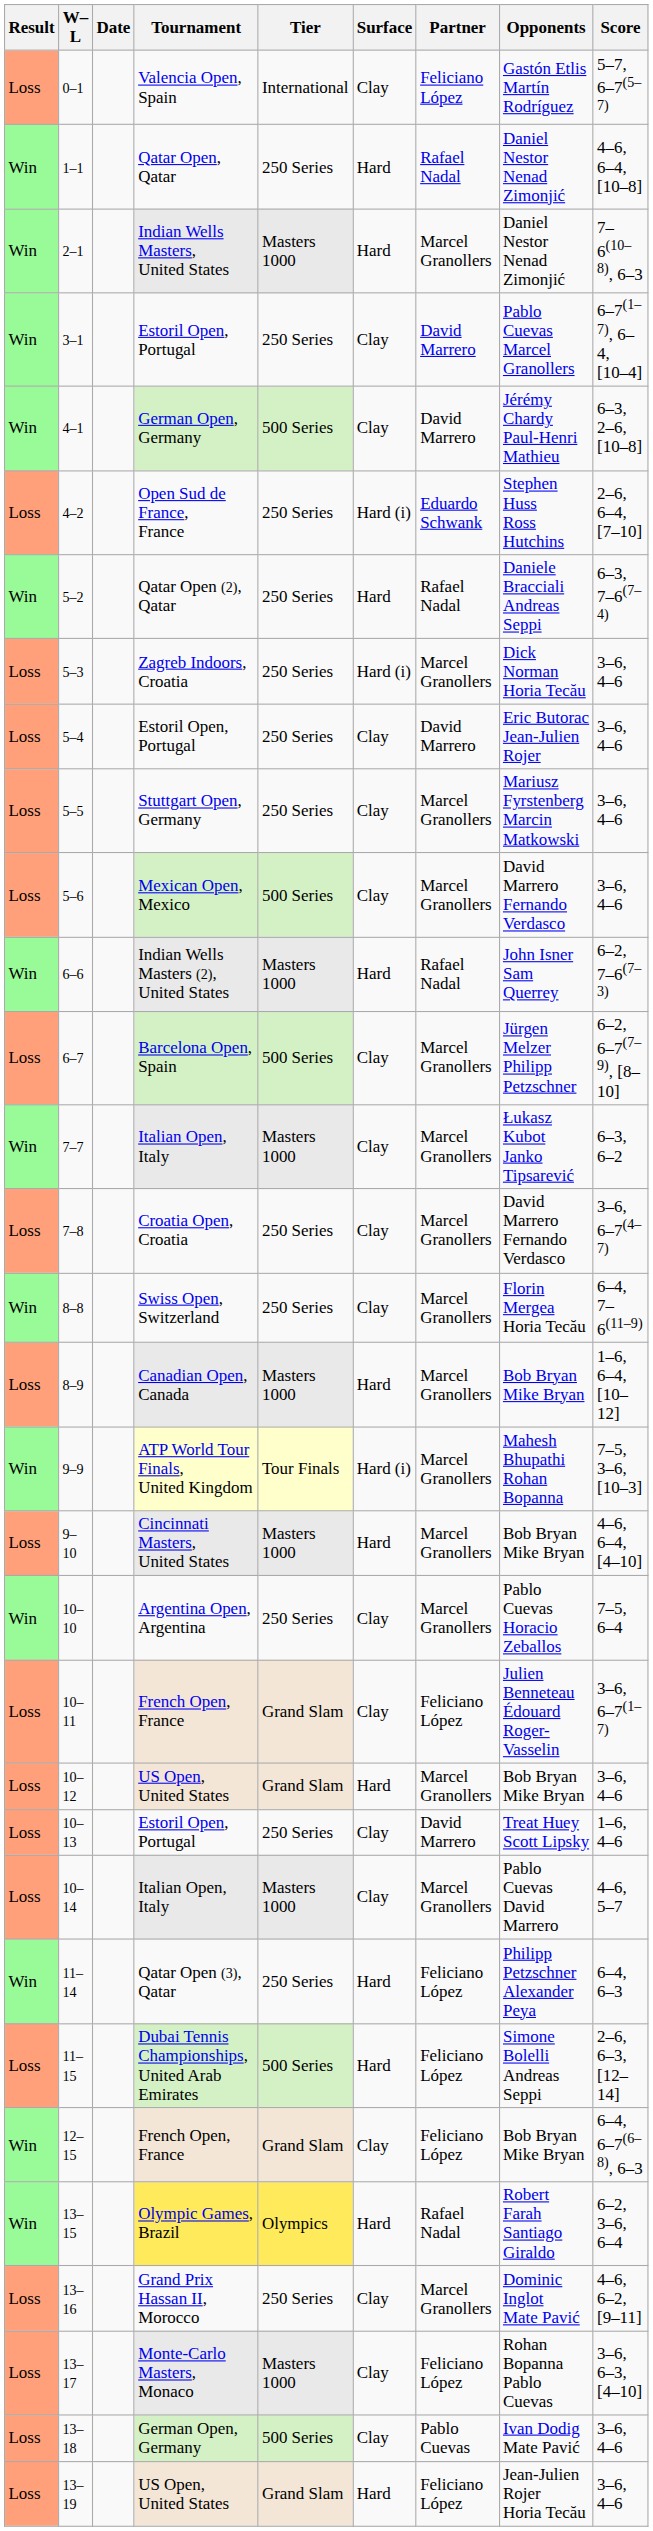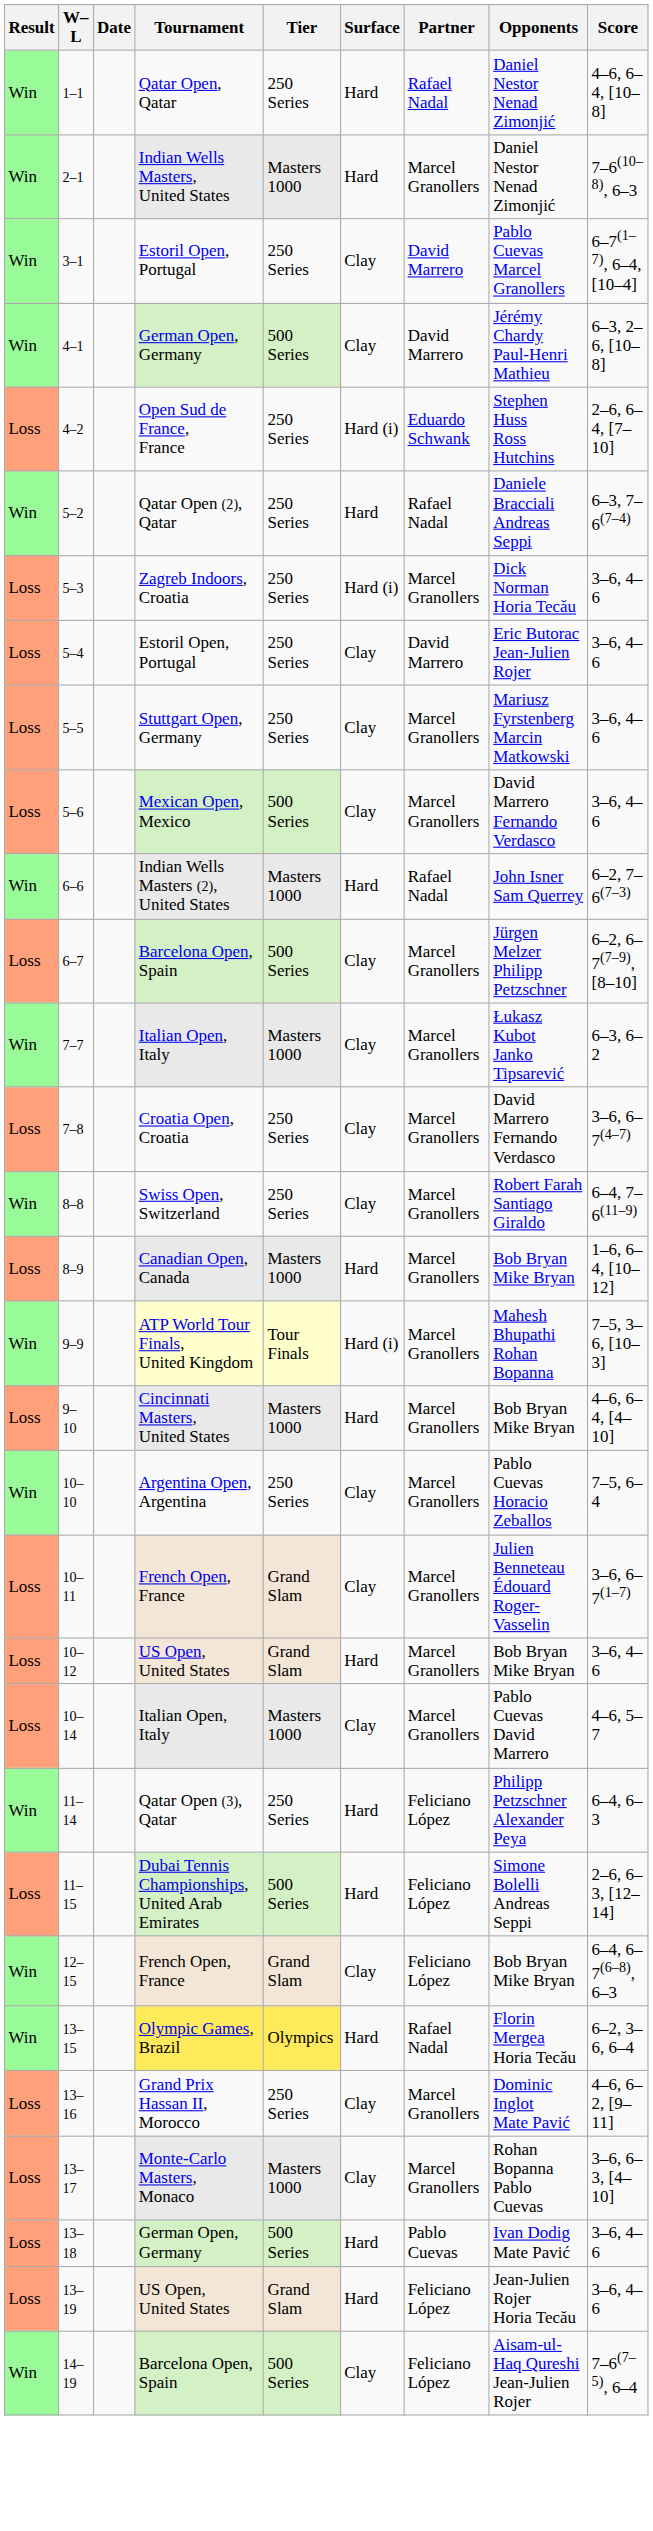- row: (73, 88)
(544, 1307) Florin Mergea Horia Tecău -> (538, 1203) Robert Farah Santiago Giraldo
(452, 1711) Feliciano López -> (443, 1586) Marcel Granollers
- row: (73, 1833)
(533, 2223) Robert Farah Santiago Giraldo -> (535, 2038) Florin Mergea Horia Tecău
(452, 2373) Feliciano López -> (443, 2178) Marcel Granollers
(373, 2438) Clay -> (361, 2243) Hard
+ row: (73, 2374)
